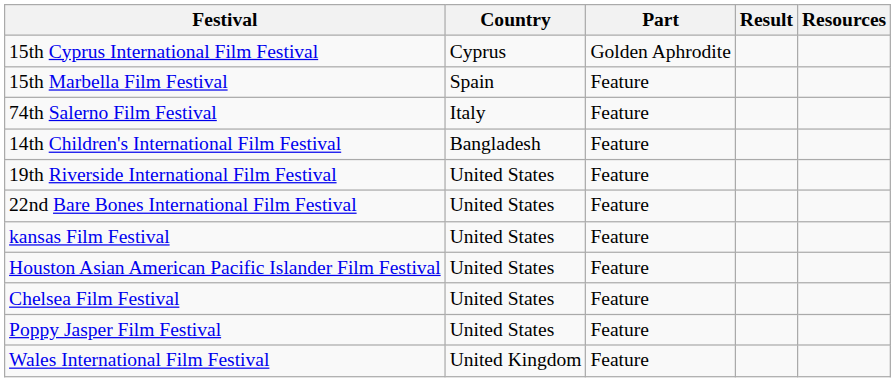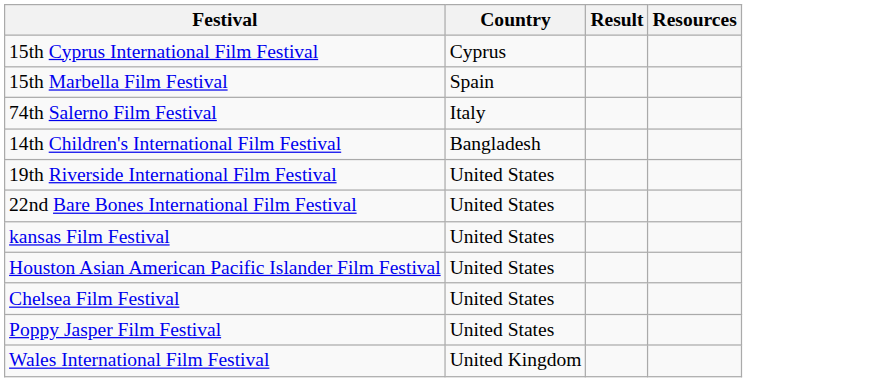- column: (661, 19)
